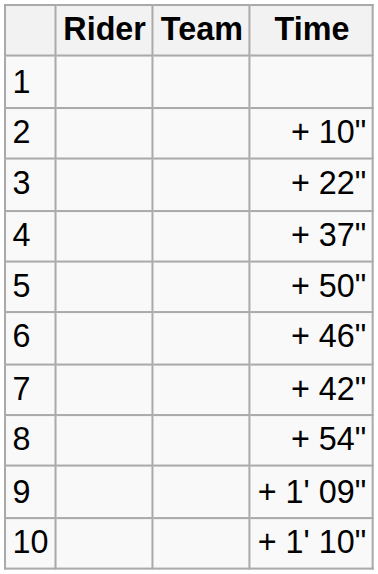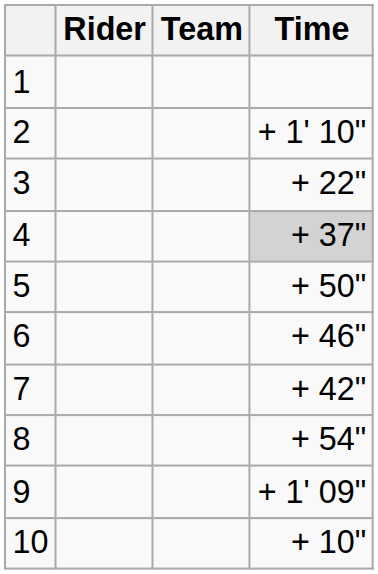(329, 132) + 10" -> (312, 132) + 1' 10"
(329, 235) no background -> (329, 235) lightgrey background
(312, 542) + 1' 10" -> (329, 542) + 10"
